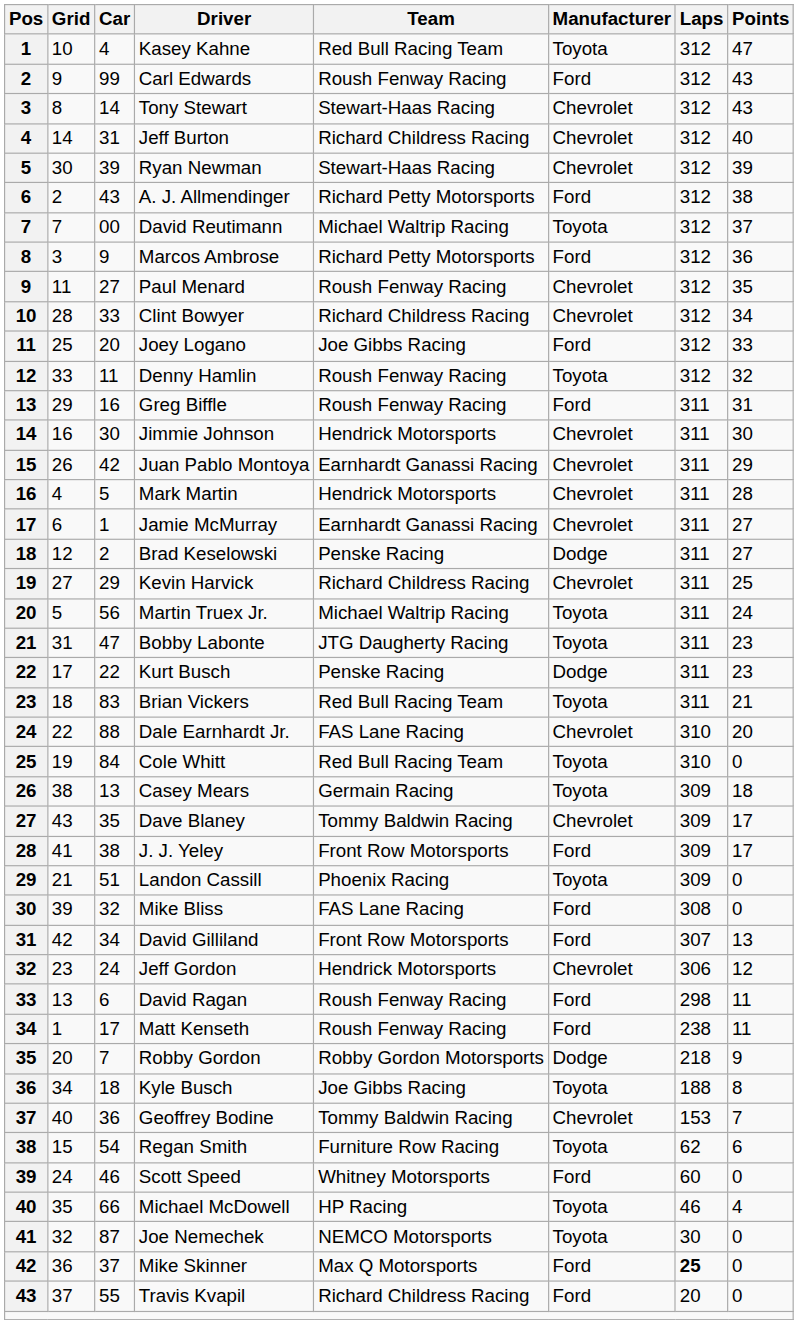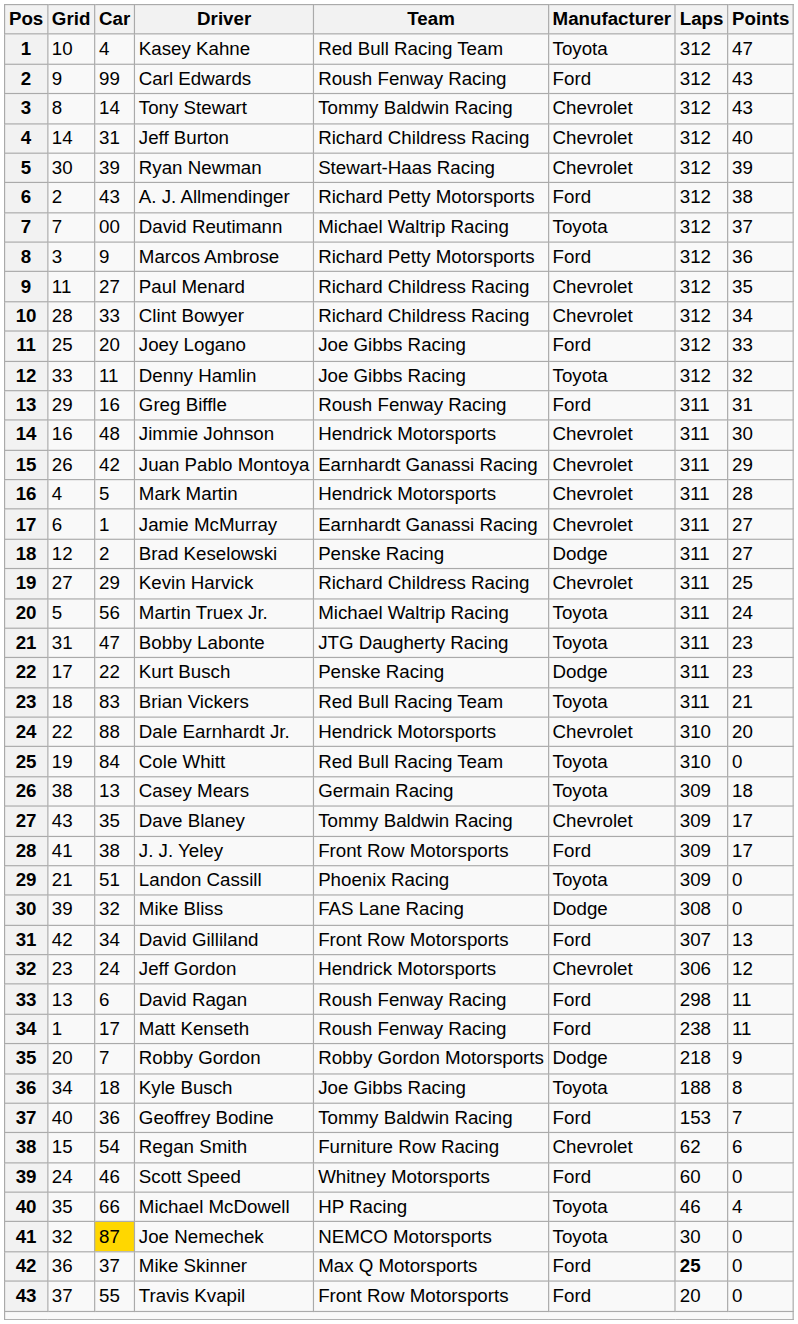(407, 108) Stewart-Haas Racing -> (415, 108) Tommy Baldwin Racing
(412, 286) Roush Fenway Racing -> (424, 286) Richard Childress Racing
(412, 375) Roush Fenway Racing -> (392, 375) Joe Gibbs Racing
(109, 434) 30 -> (109, 434) 48
(391, 731) FAS Lane Racing -> (407, 731) Hendrick Motorsports
(572, 910) Ford -> (580, 910) Dodge
(593, 1117) Chevrolet -> (572, 1117) Ford
(580, 1147) Toyota -> (593, 1147) Chevrolet
(109, 1236) no background -> (109, 1236) gold background
(424, 1295) Richard Childress Racing -> (413, 1295) Front Row Motorsports
